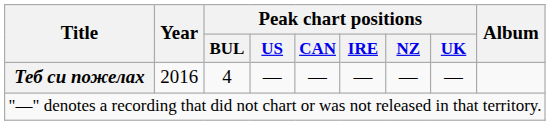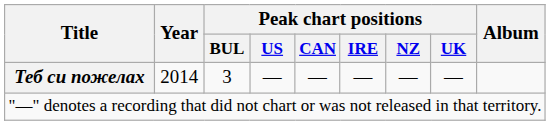(179, 77) 2016 -> (179, 77) 2014
(227, 77) 4 -> (227, 77) 3
